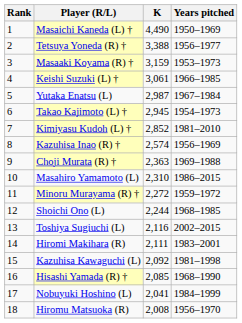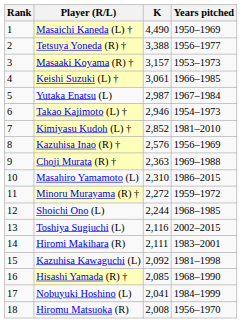(157, 62) 3,159 -> (157, 62) 3,157
(157, 112) 2,945 -> (157, 112) 2,946
(157, 145) 2,574 -> (157, 145) 2,576
